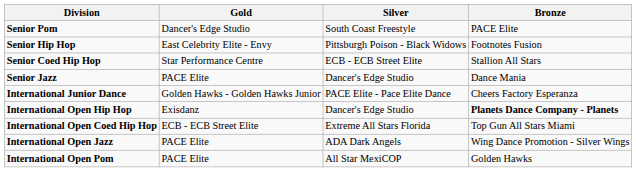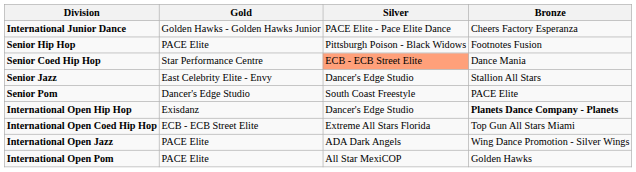rows swapped: (66, 93) <-> (32, 28)
(217, 45) East Celebrity Elite - Envy -> (185, 45) PACE Elite
(374, 61) no background -> (374, 61) lightsalmon background
(506, 61) Stallion All Stars -> (498, 61) Dance Mania
(185, 77) PACE Elite -> (217, 77) East Celebrity Elite - Envy
(498, 77) Dance Mania -> (506, 77) Stallion All Stars
